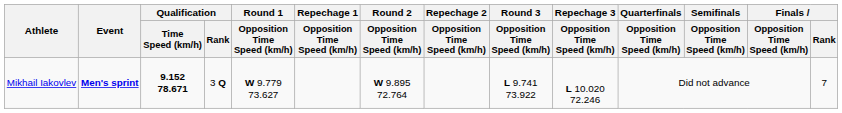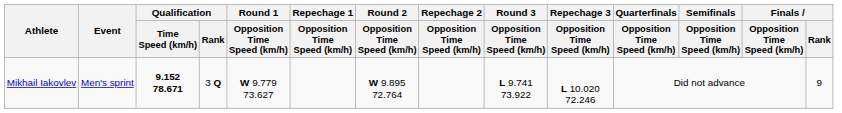(110, 83) bold -> (107, 83) normal
(824, 83) 7 -> (819, 83) 9
